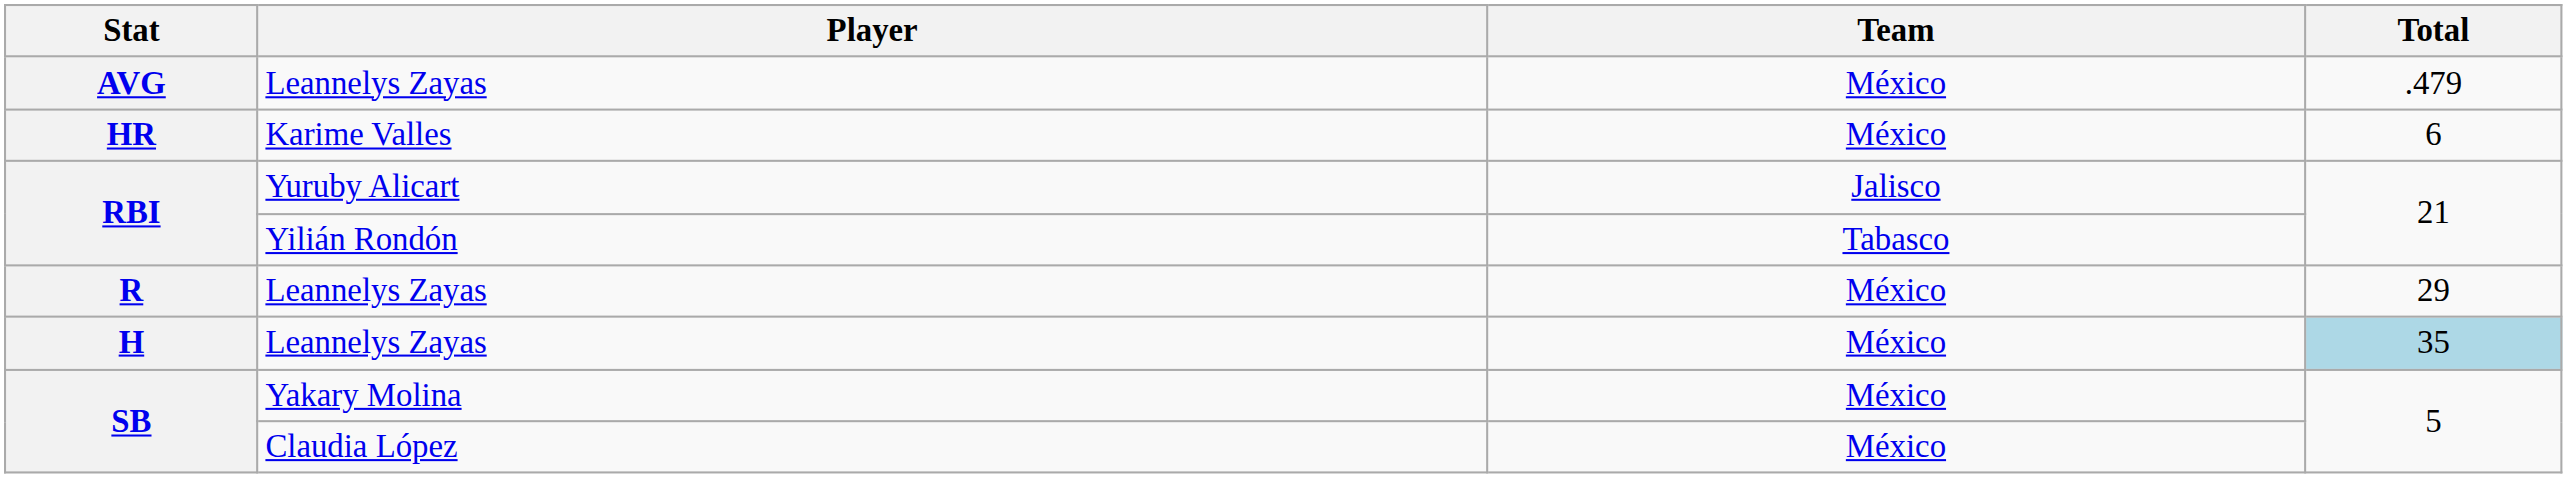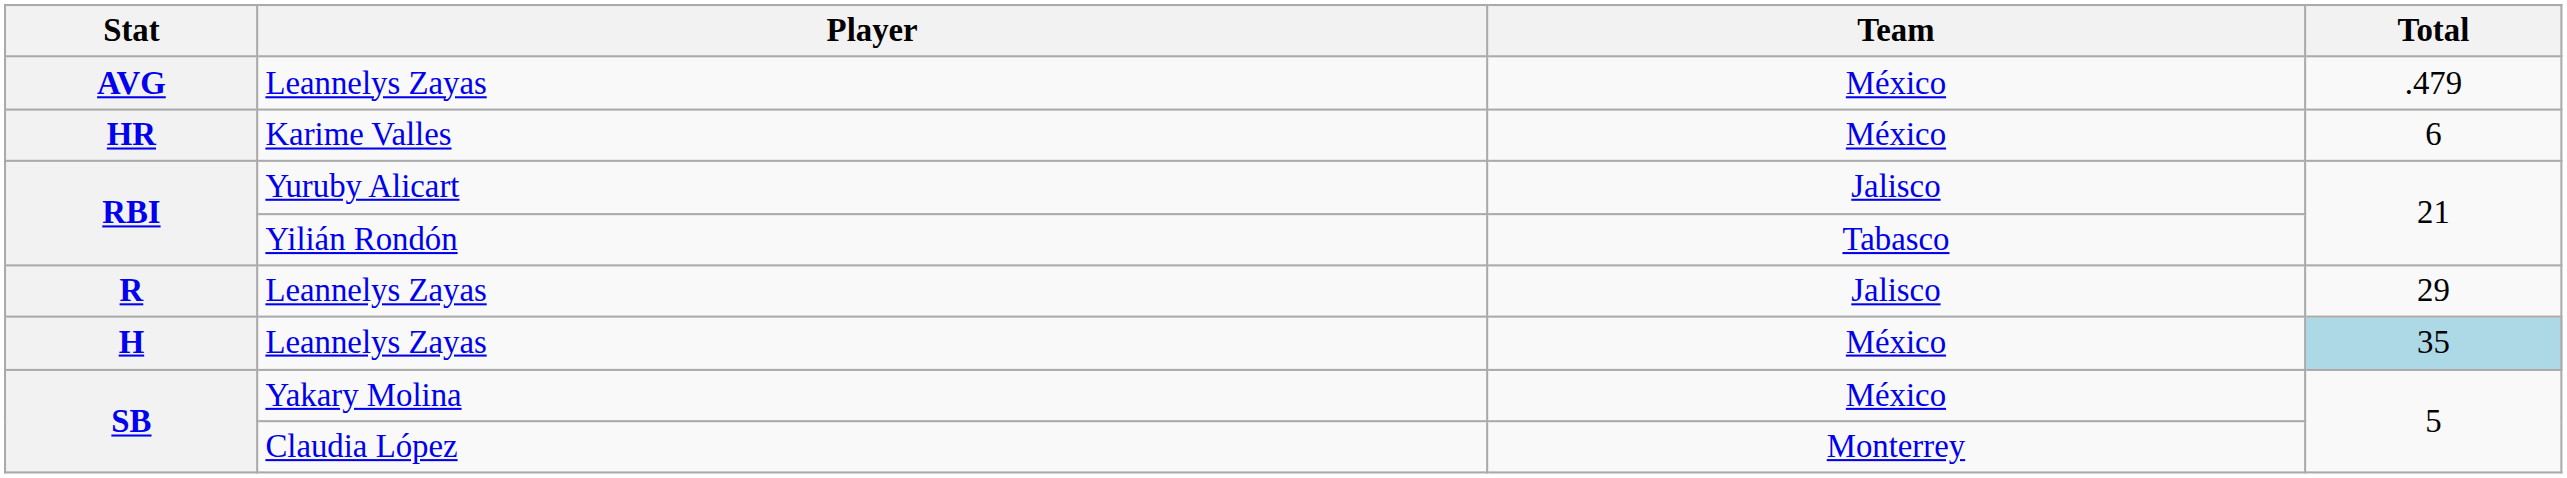(1896, 290) México -> (1896, 290) Jalisco
(1896, 446) México -> (1896, 446) Monterrey
